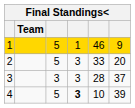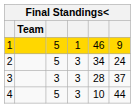(99, 62) 33 -> (99, 62) 34
(120, 62) 20 -> (120, 62) 24
(78, 95) bold -> (78, 95) normal
(120, 95) 39 -> (120, 95) 44
